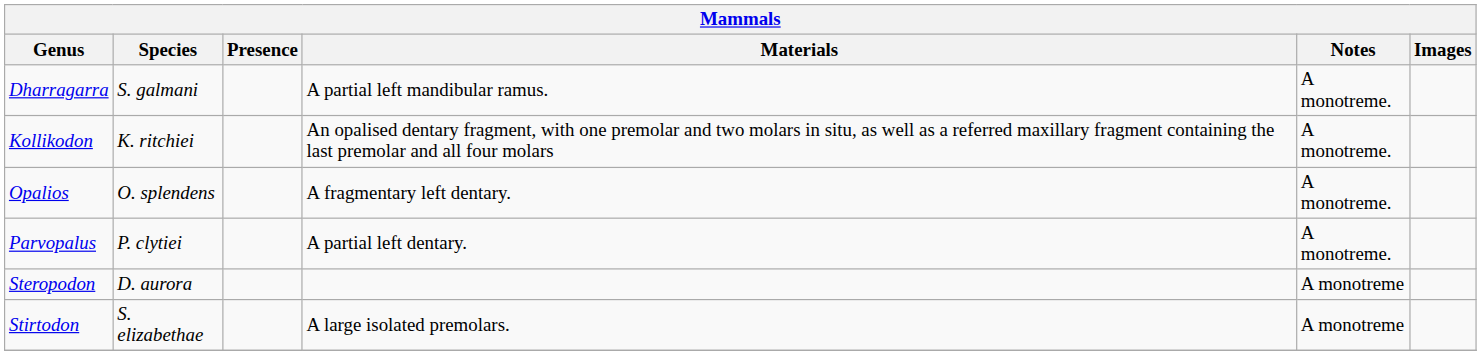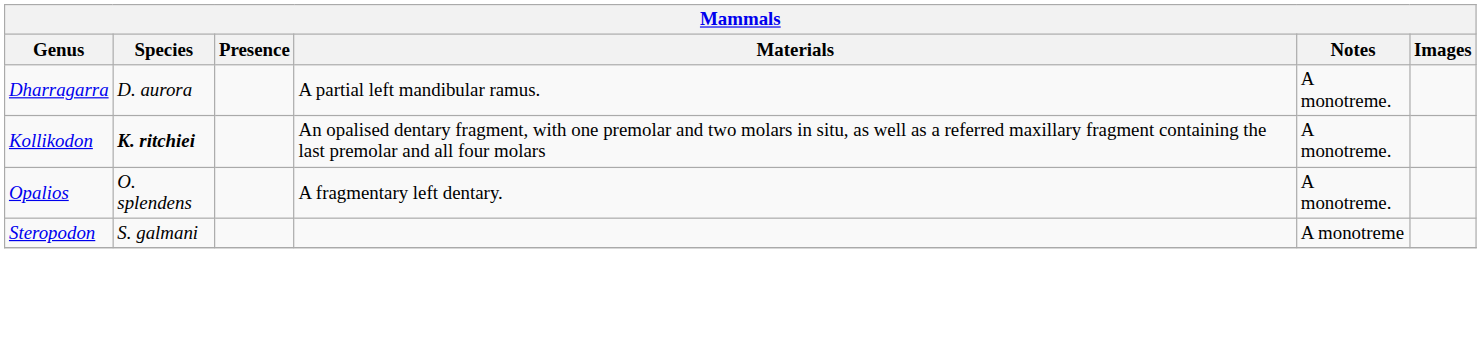(158, 89) S. galmani -> (155, 89) D. aurora
(156, 141) normal -> (156, 141) bold
- row: (52, 243)
(155, 284) D. aurora -> (158, 232) S. galmani
- row: (44, 324)
